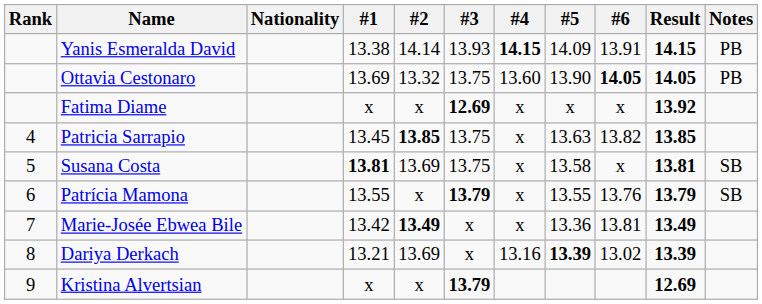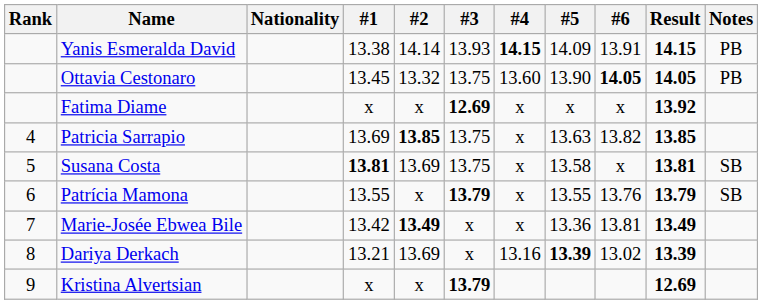(369, 78) 13.69 -> (369, 78) 13.45
(369, 136) 13.45 -> (369, 136) 13.69
